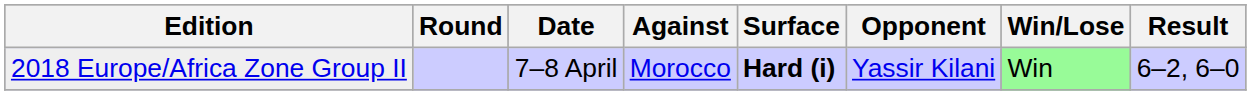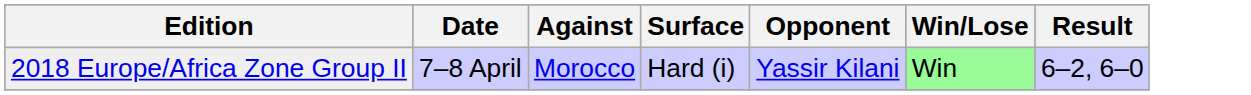- column: (461, 25)
(789, 68) bold -> (691, 68) normal
